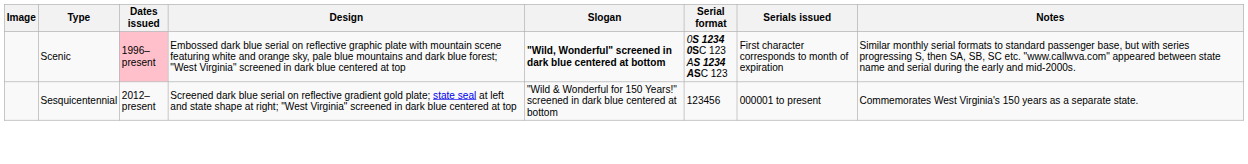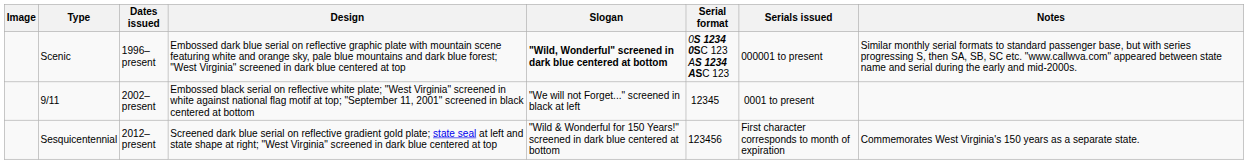(139, 56) pink background -> (139, 56) no background
(794, 56) First character corresponds to month of expiration -> (782, 56) 000001 to present
+ row: (50, 101)
(780, 101) 000001 to present -> (796, 139) First character corresponds to month of expiration
